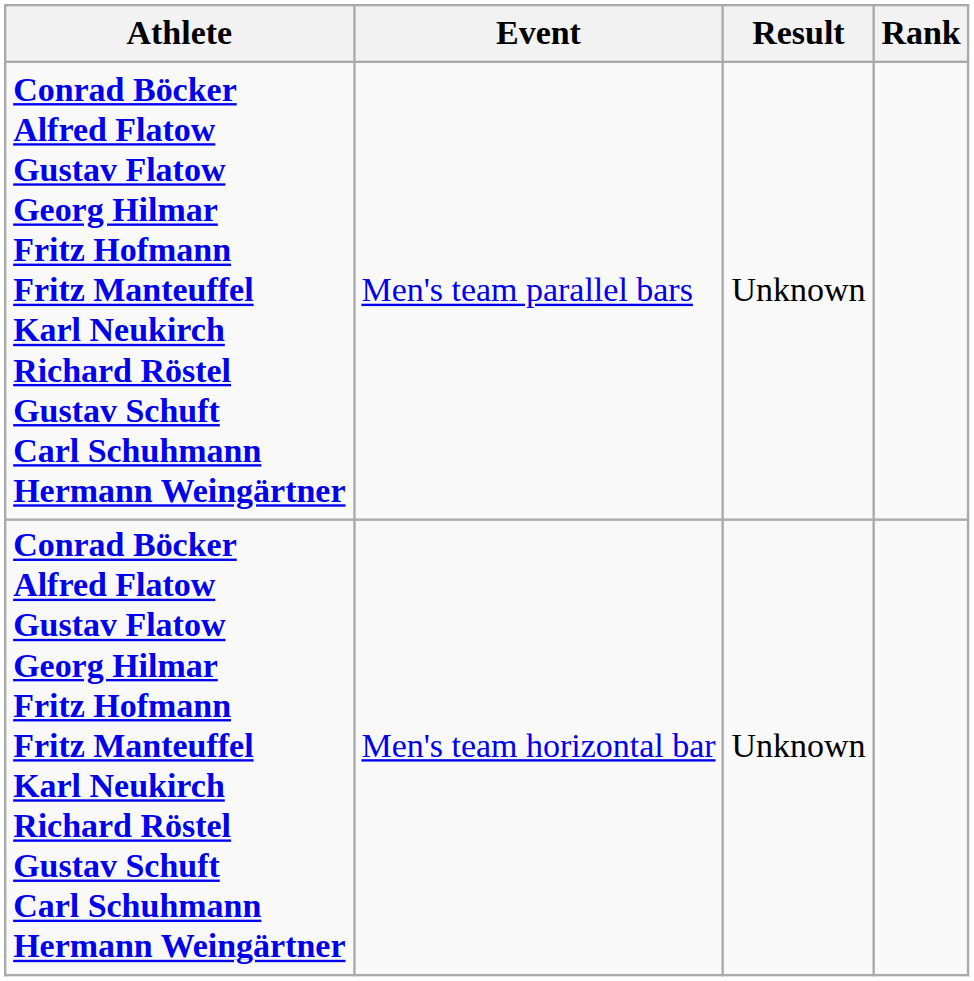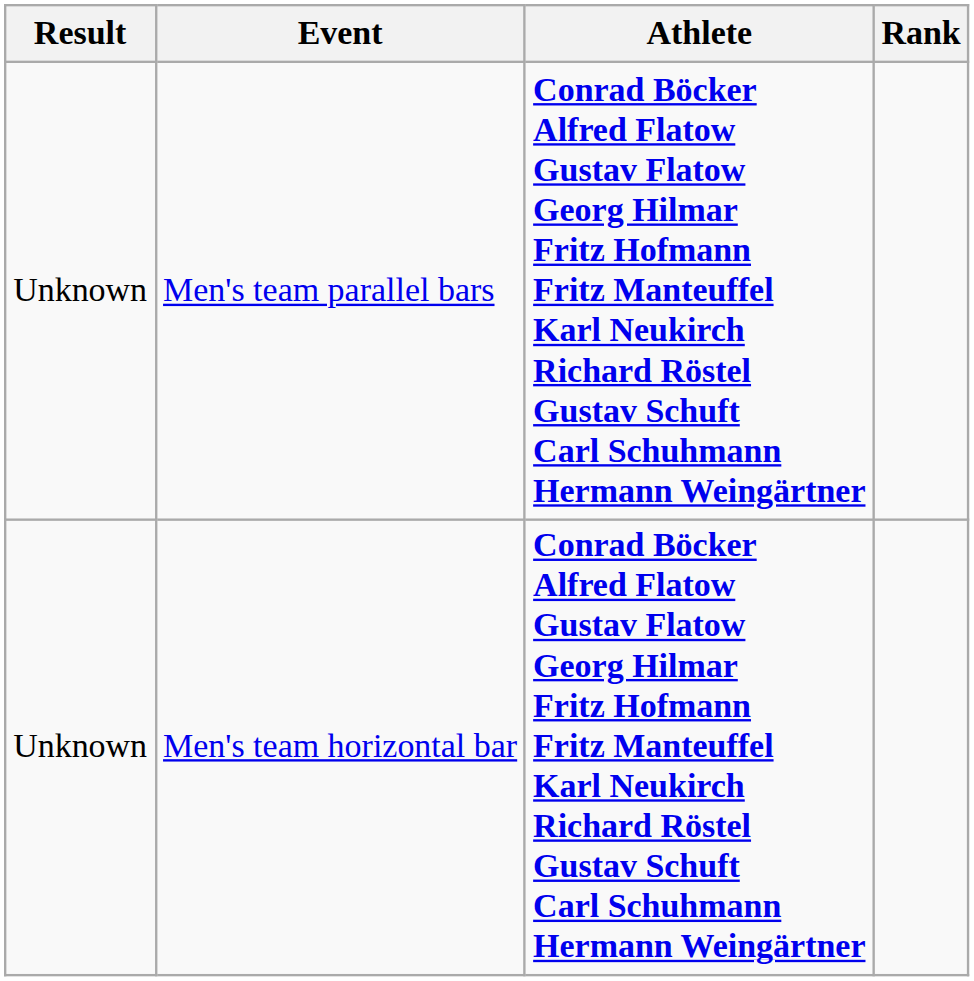columns swapped: (179, 32) <-> (798, 32)
